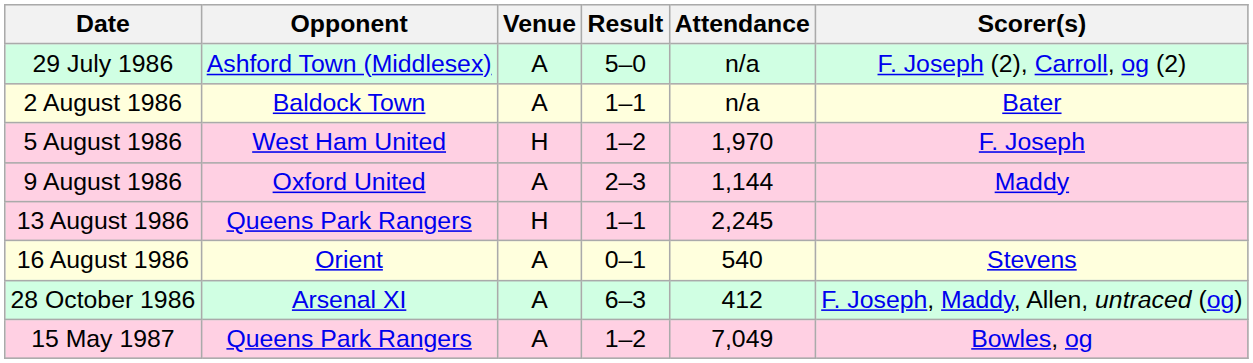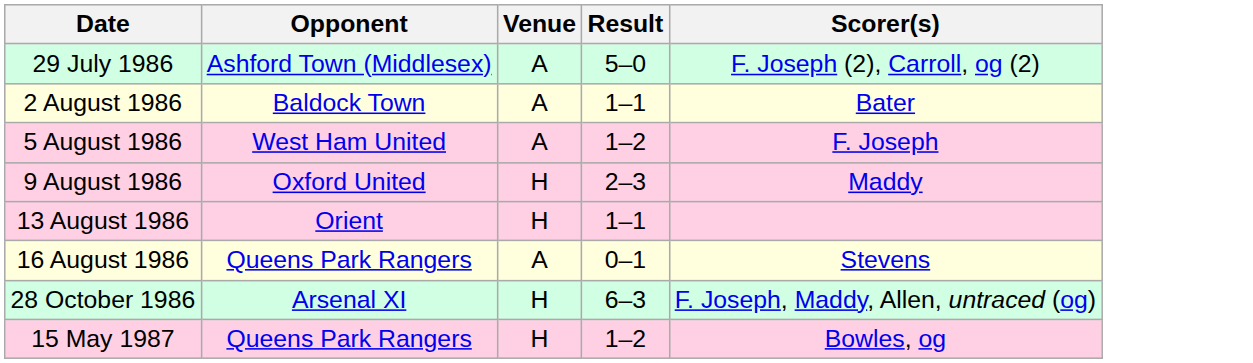- column: (742, 24)
(540, 142) H -> (540, 142) A
(540, 181) A -> (540, 181) H
(349, 220) Queens Park Rangers -> (349, 220) Orient
(349, 260) Orient -> (349, 260) Queens Park Rangers
(540, 299) A -> (540, 299) H
(540, 338) A -> (540, 338) H
